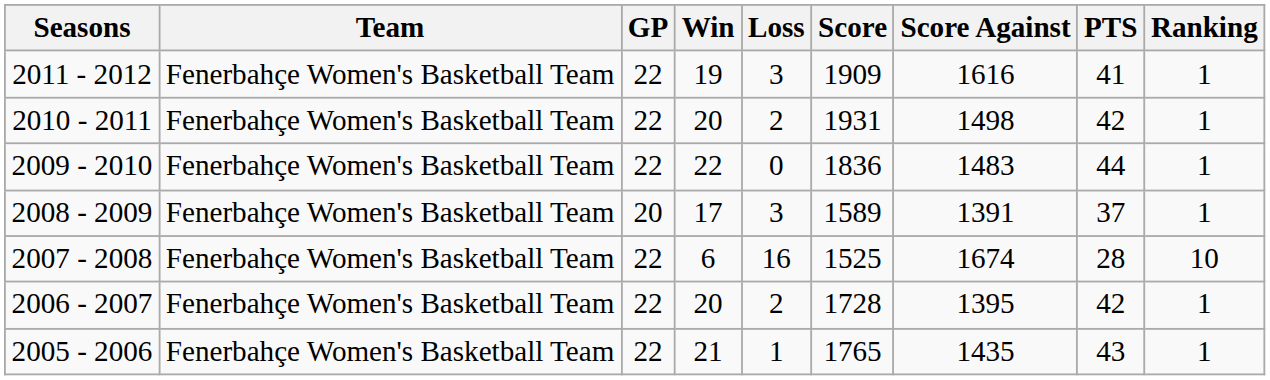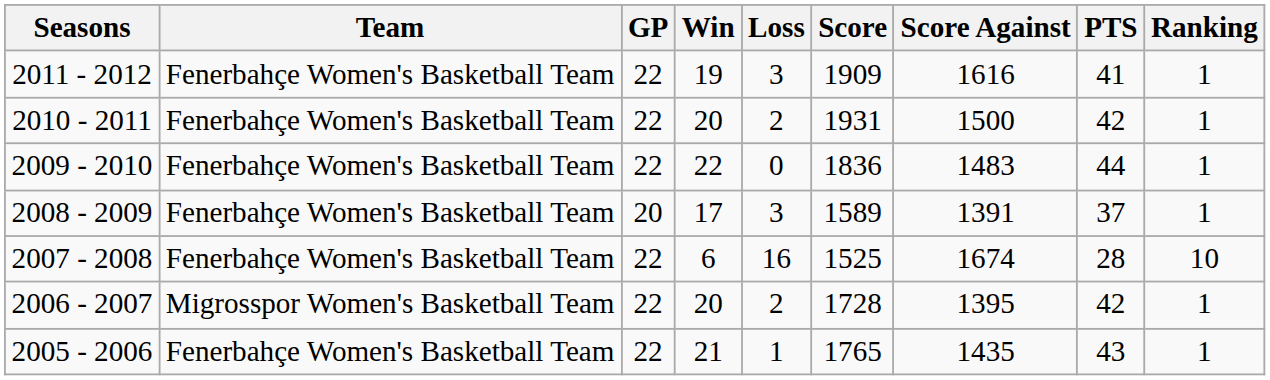(986, 119) 1498 -> (986, 119) 1500
(390, 304) Fenerbahçe Women's Basketball Team -> (390, 304) Migrosspor Women's Basketball Team
